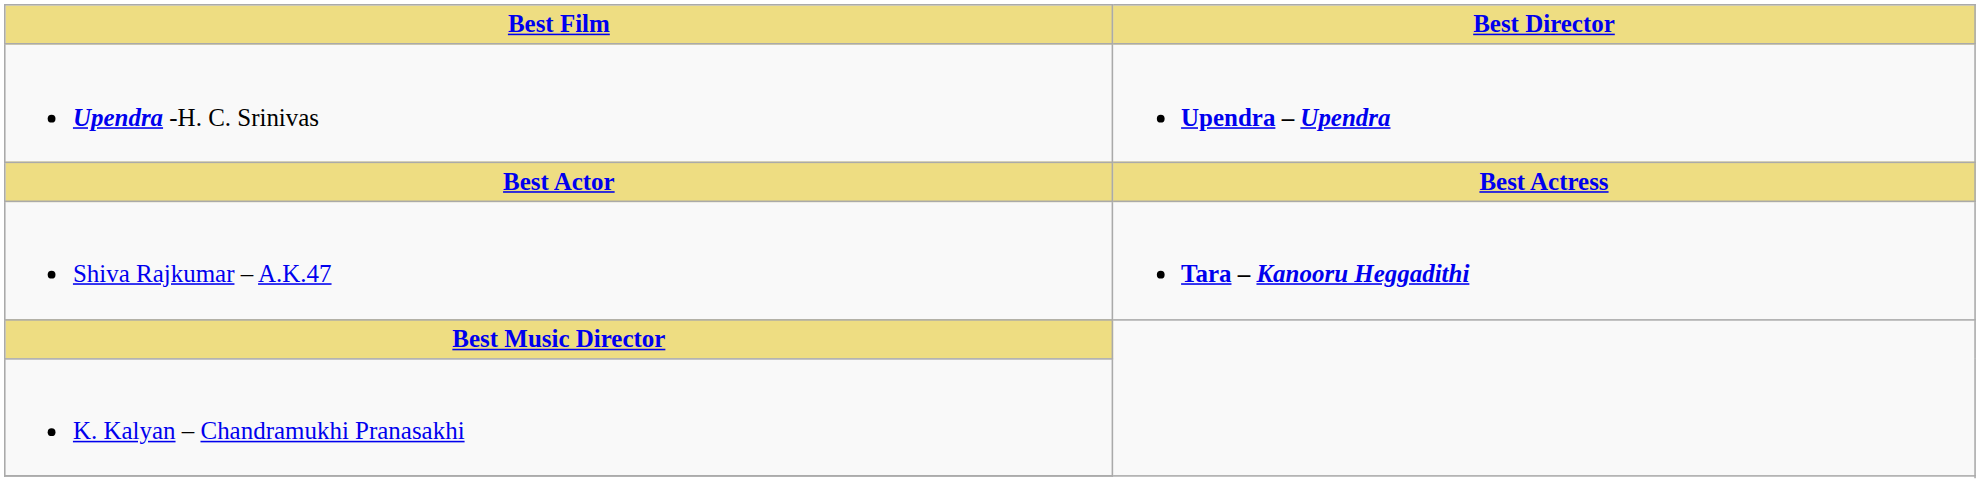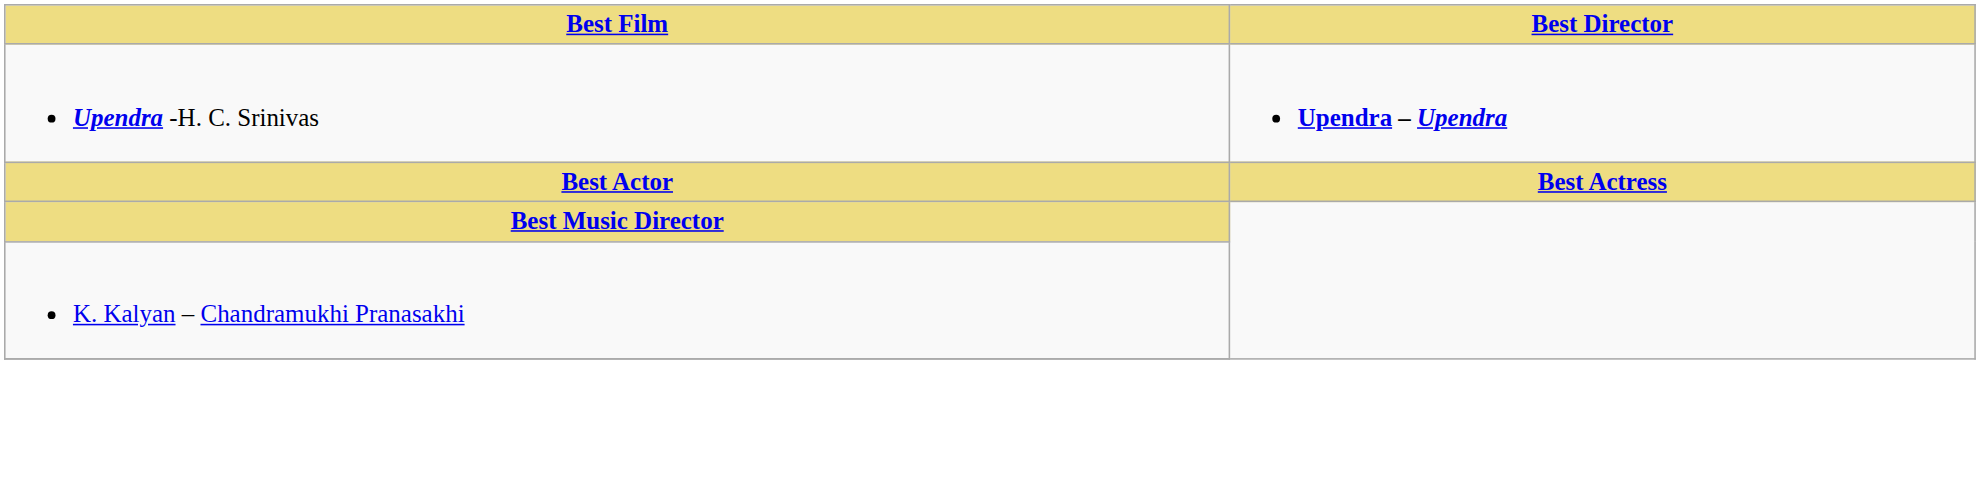- row: (559, 274)
